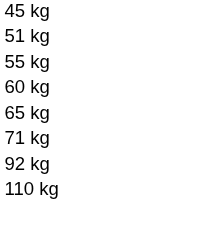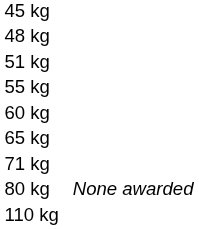+ row: (27, 36)
+ row: (27, 189)
- row: (27, 163)
